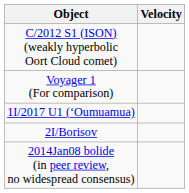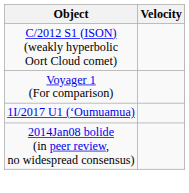- row: (71, 132)
